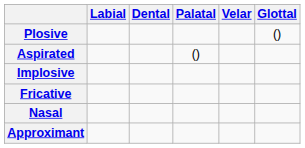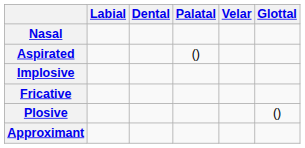rows swapped: (46, 34) <-> (46, 113)
